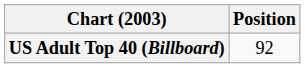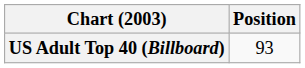(265, 47) 92 -> (265, 47) 93
